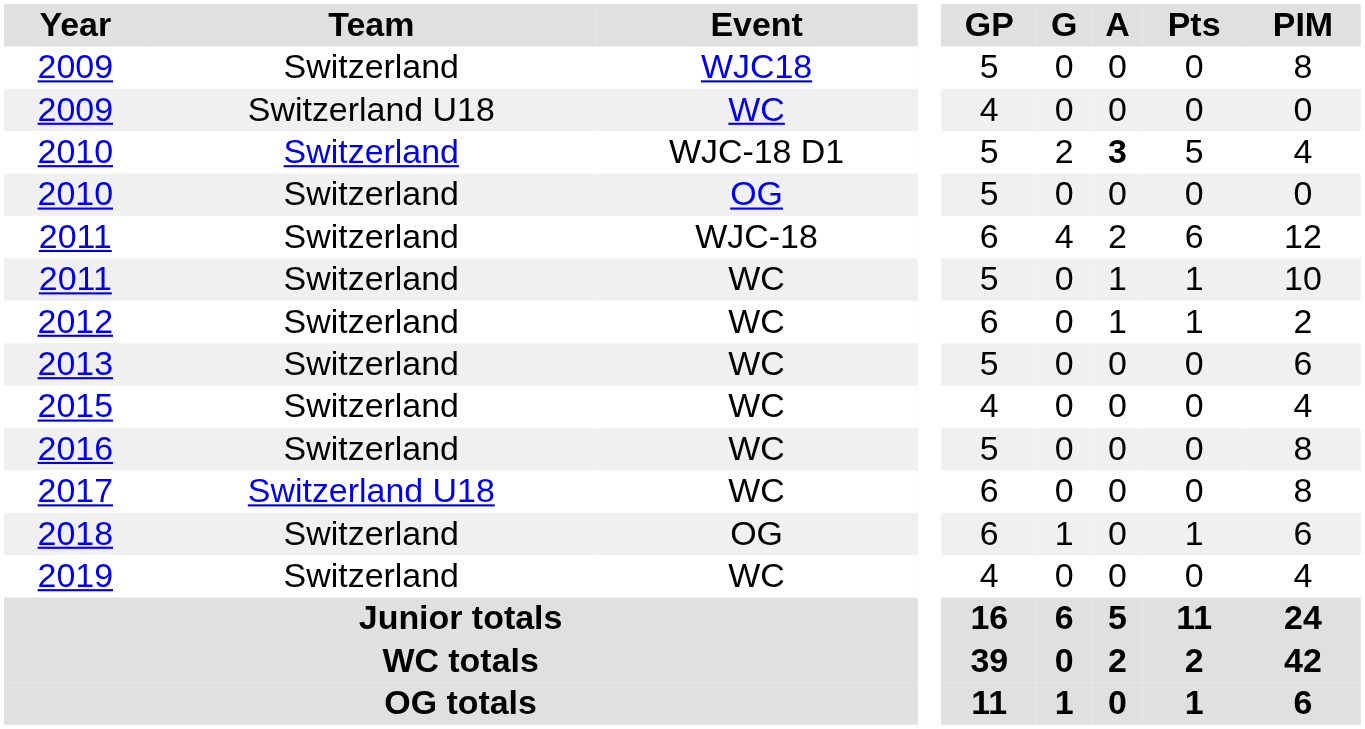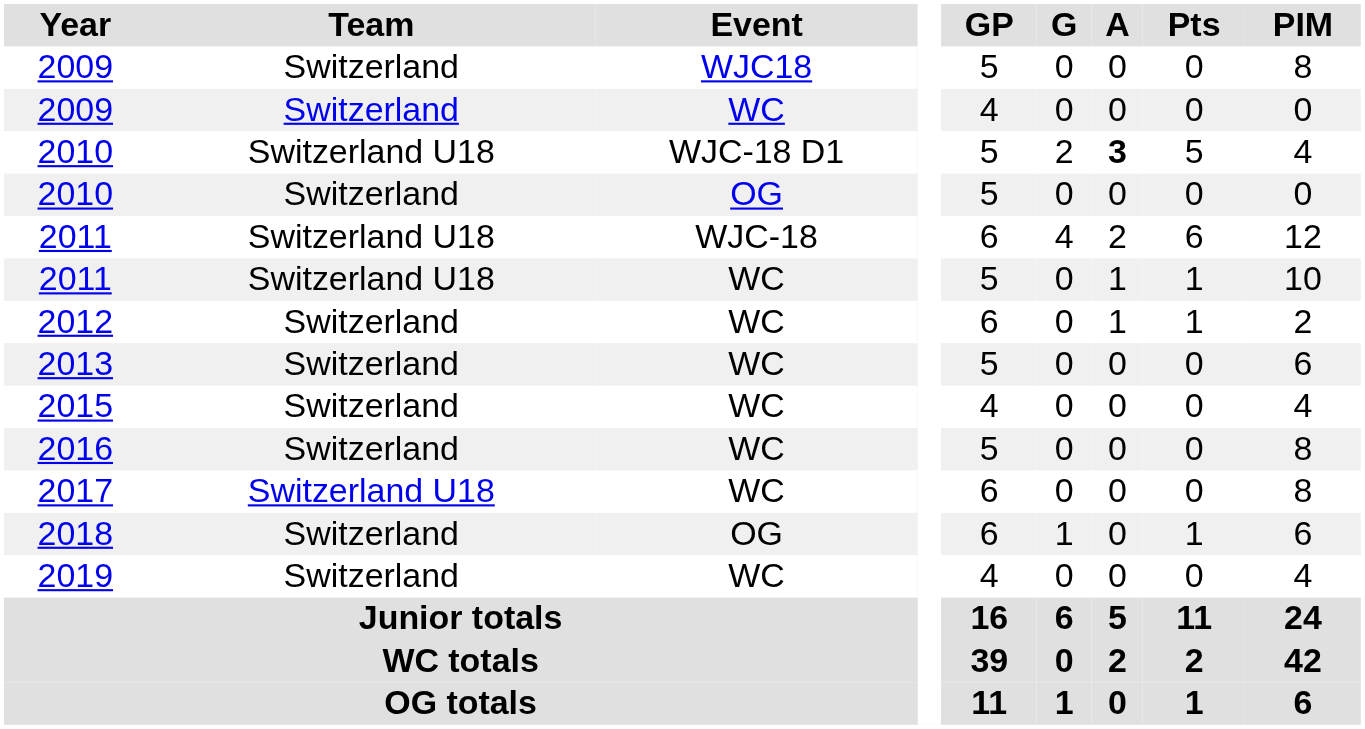(371, 109) Switzerland U18 -> (371, 109) Switzerland
(371, 151) Switzerland -> (371, 151) Switzerland U18
(371, 236) Switzerland -> (371, 236) Switzerland U18
(371, 279) Switzerland -> (371, 279) Switzerland U18
